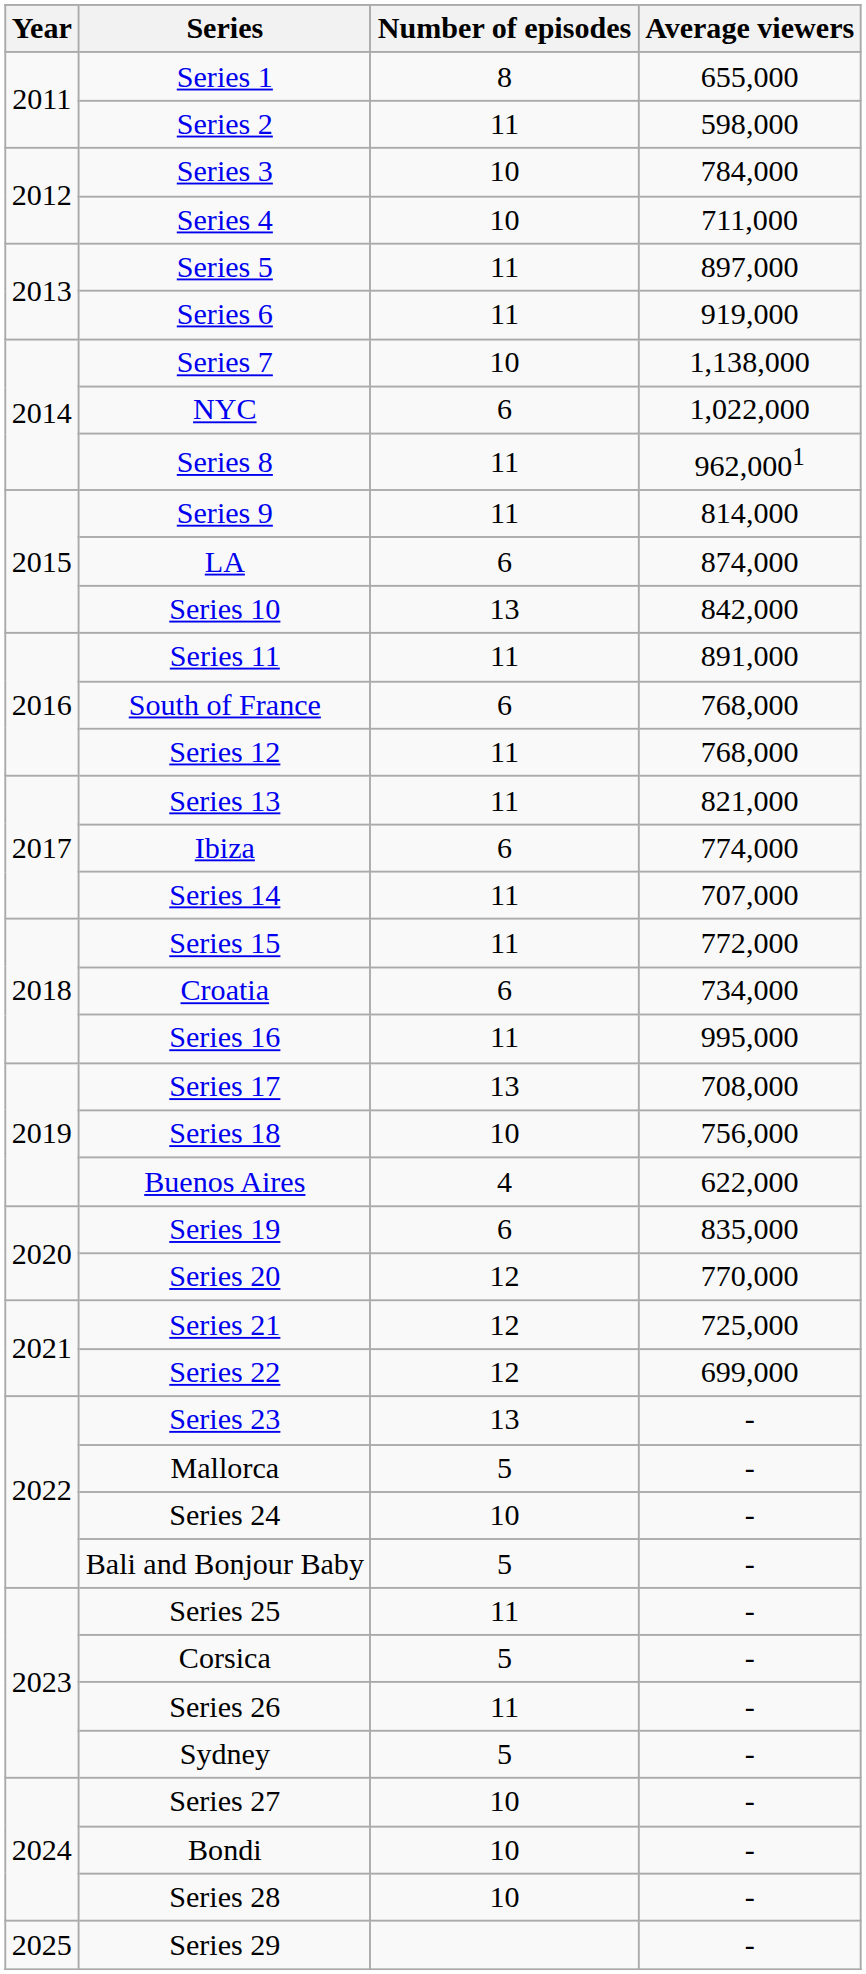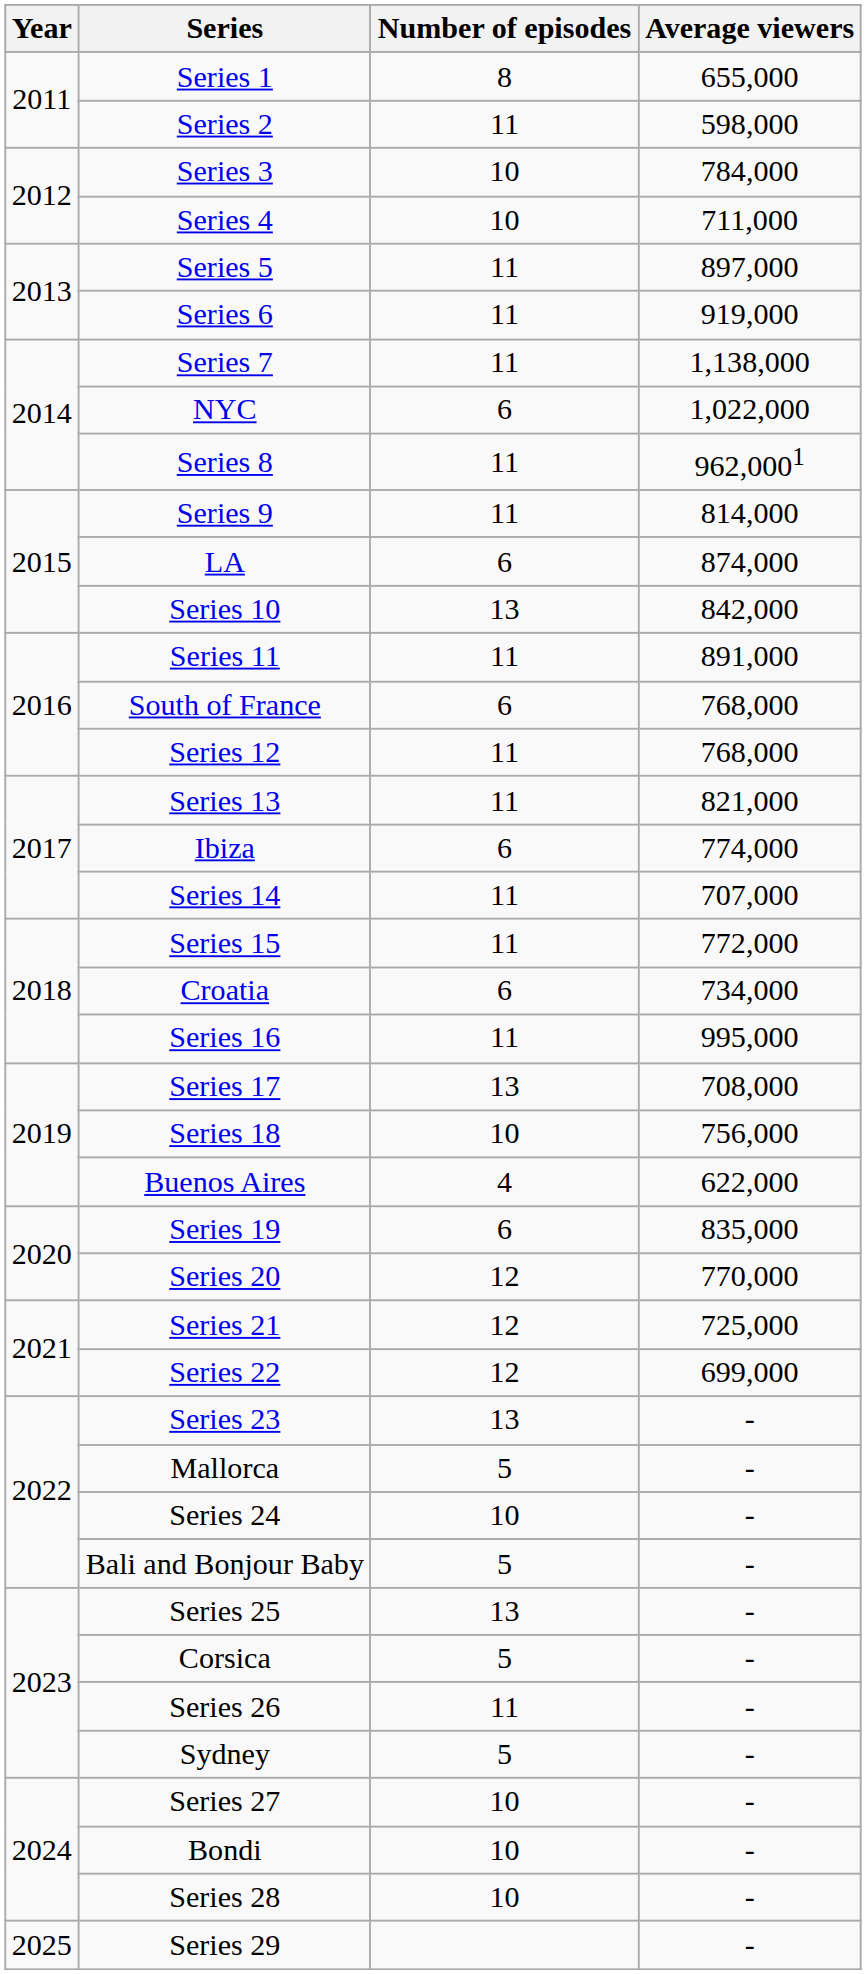(505, 362) 10 -> (505, 362) 11
(505, 1610) 11 -> (505, 1610) 13
